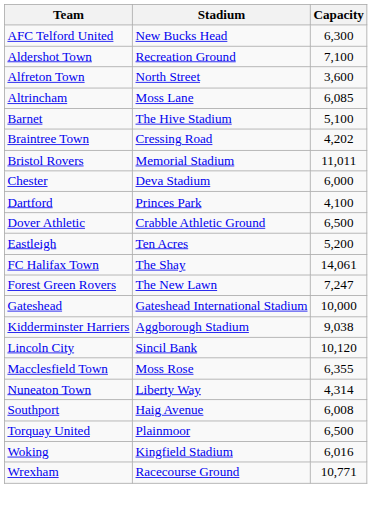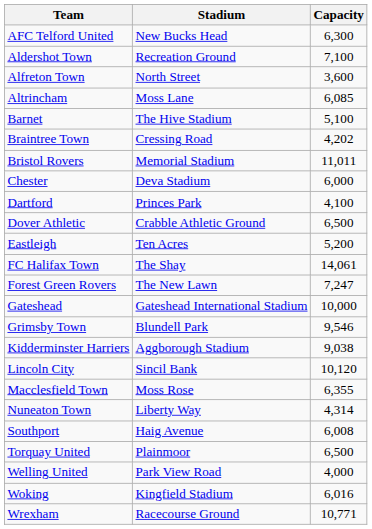+ row: (47, 327)
+ row: (48, 472)
